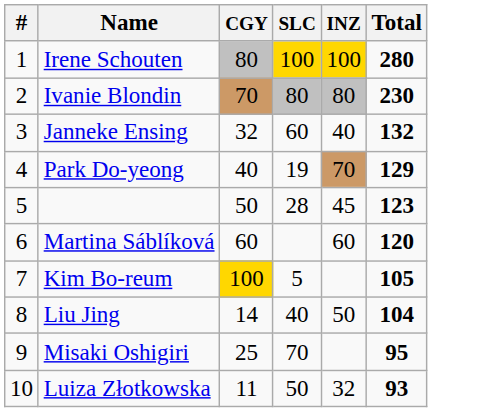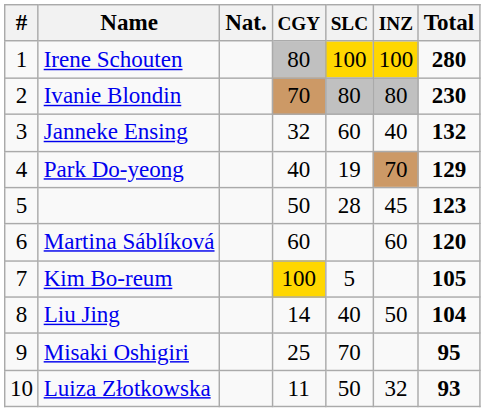+ column: (246, 22)
